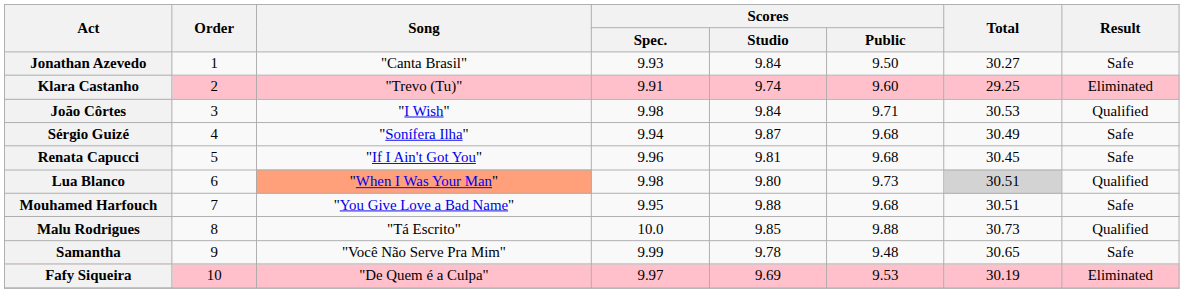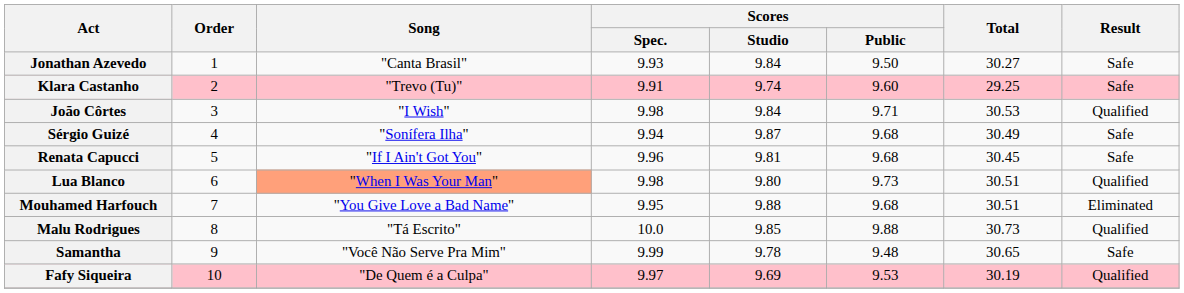(1120, 87) Eliminated -> (1120, 87) Safe
(1003, 181) lightgrey background -> (1003, 181) no background
(1120, 205) Safe -> (1120, 205) Eliminated
(1120, 275) Eliminated -> (1120, 275) Qualified
